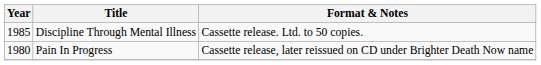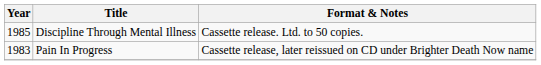(19, 50) 1980 -> (19, 50) 1983
